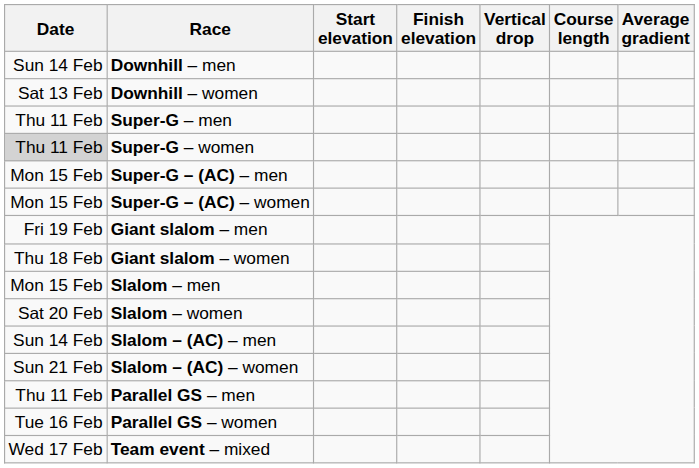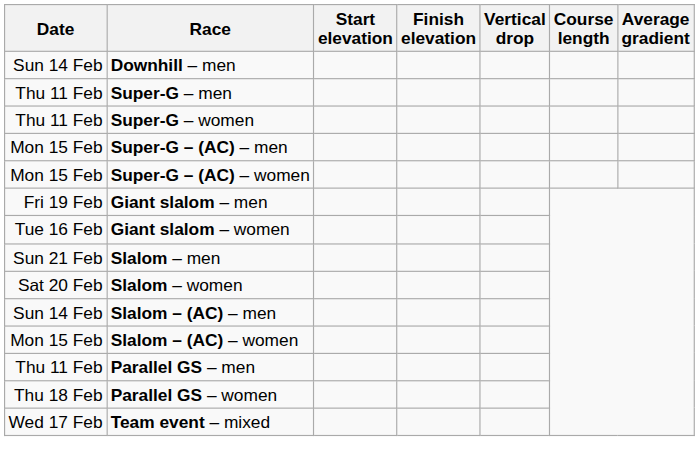- row: (184, 93)
(59, 148) lightgrey background -> (59, 120) no background
(58, 257) Thu 18 Feb -> (59, 230) Tue 16 Feb
(56, 285) Mon 15 Feb -> (58, 257) Sun 21 Feb
(58, 367) Sun 21 Feb -> (56, 340) Mon 15 Feb
(59, 422) Tue 16 Feb -> (58, 394) Thu 18 Feb
